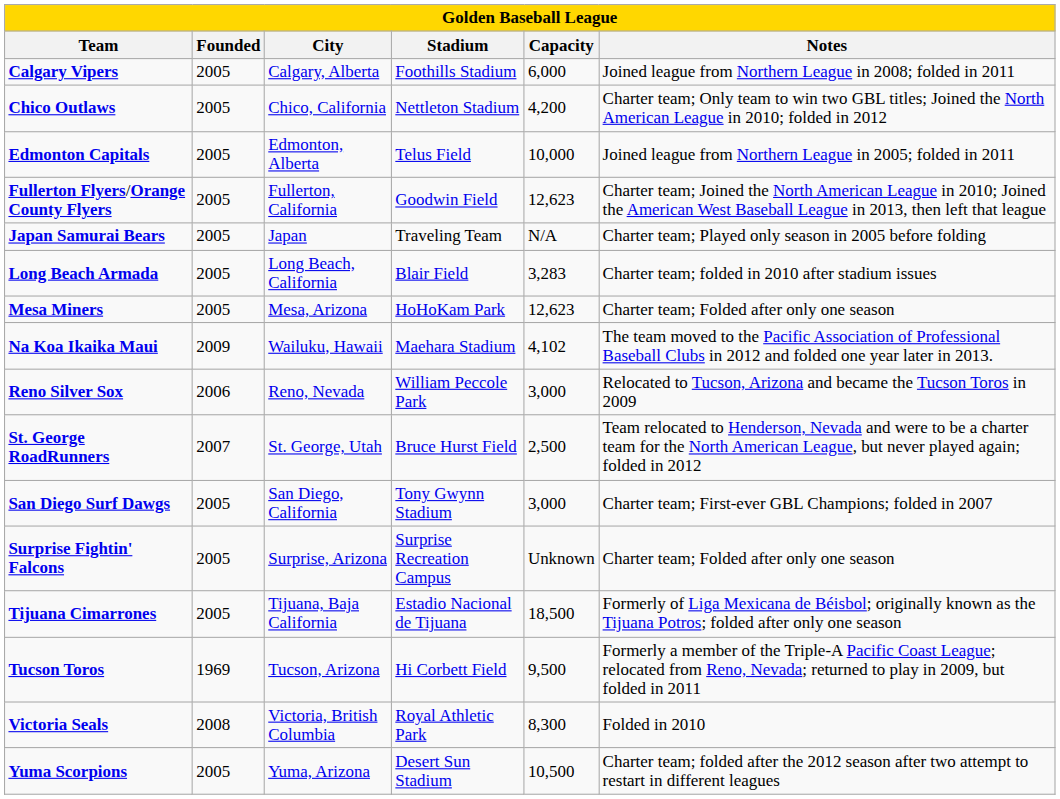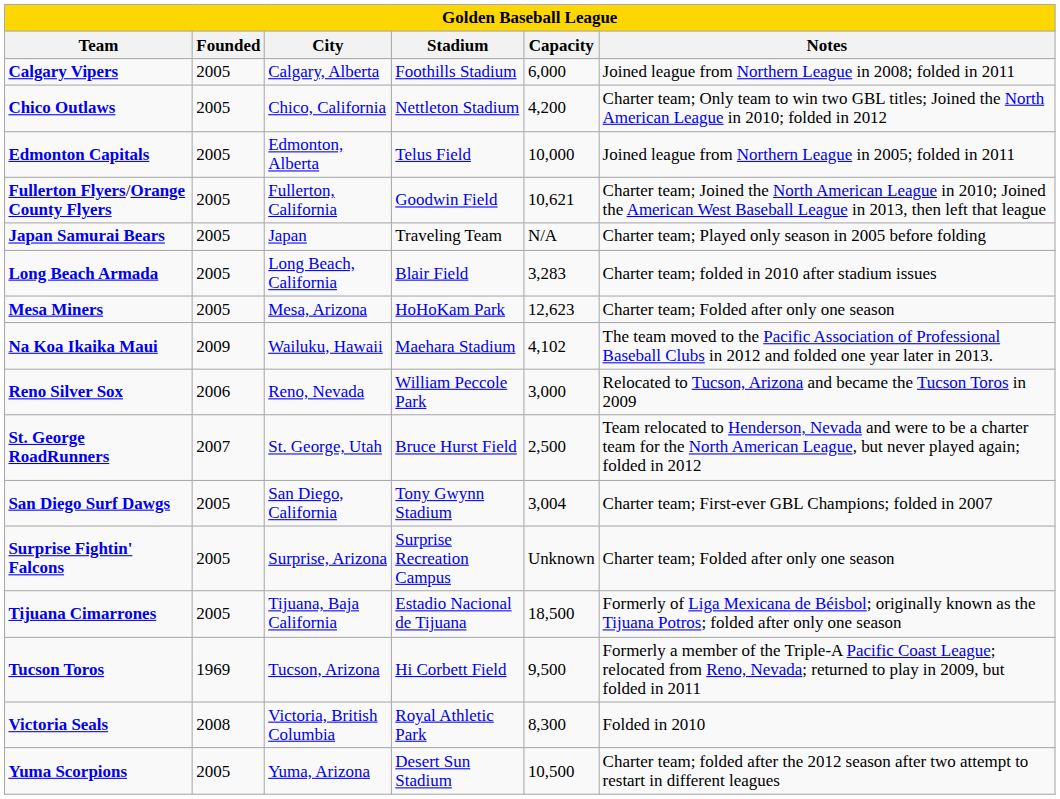(551, 200) 12,623 -> (551, 200) 10,621
(547, 502) 3,000 -> (547, 502) 3,004
